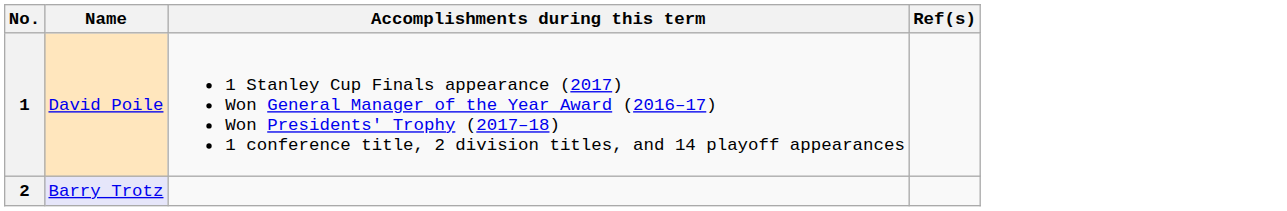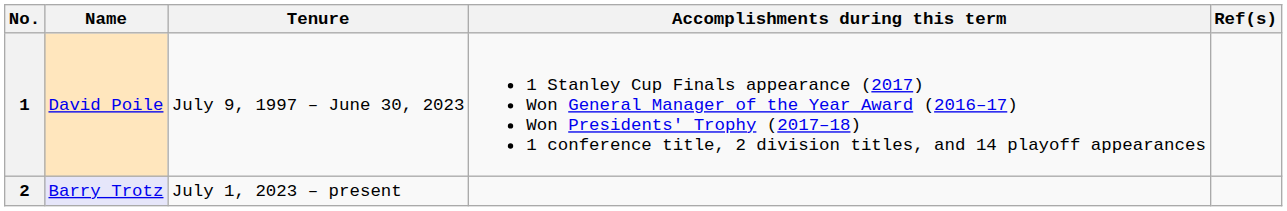+ column: (318, 19)
